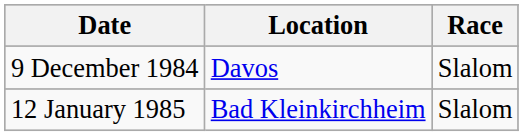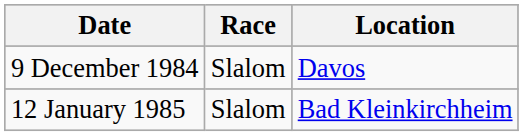columns swapped: (318, 25) <-> (475, 25)
